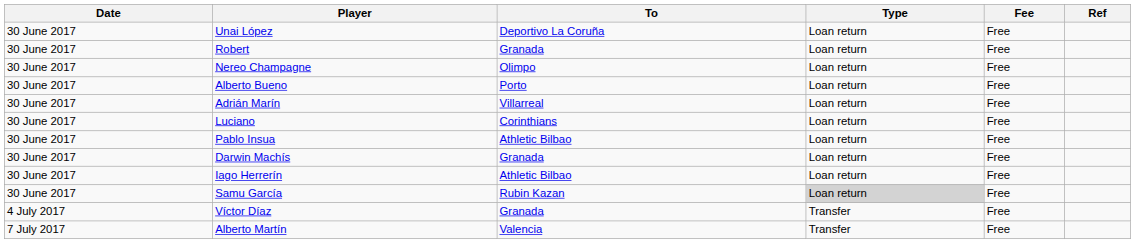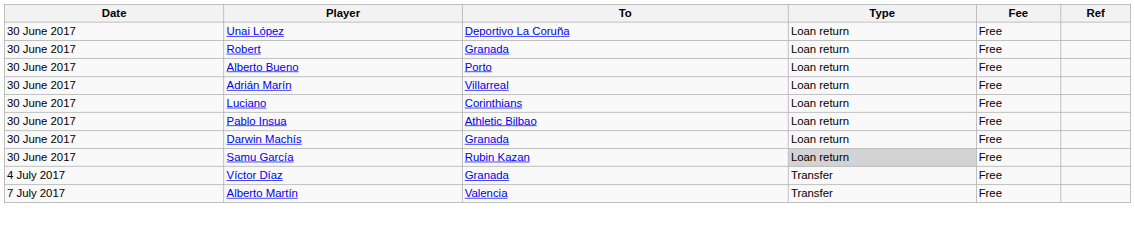- row: (263, 67)
- row: (249, 175)
